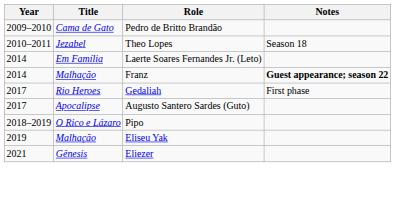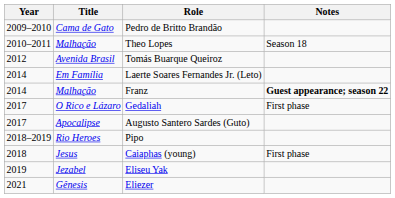(71, 43) Jezabel -> (76, 43) Malhação
+ row: (174, 59)
(78, 91) Rio Heroes -> (88, 106) O Rico e Lázaro
(88, 122) O Rico e Lázaro -> (78, 138) Rio Heroes
+ row: (160, 153)
(76, 138) Malhação -> (71, 169) Jezabel
